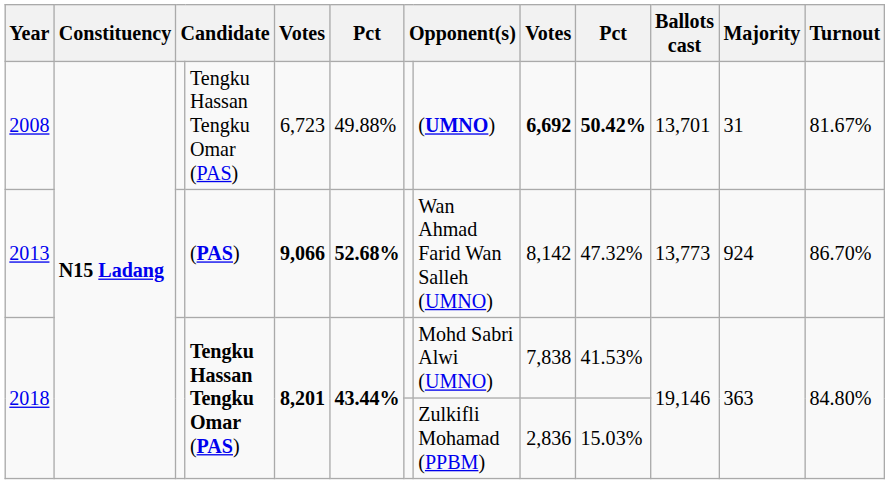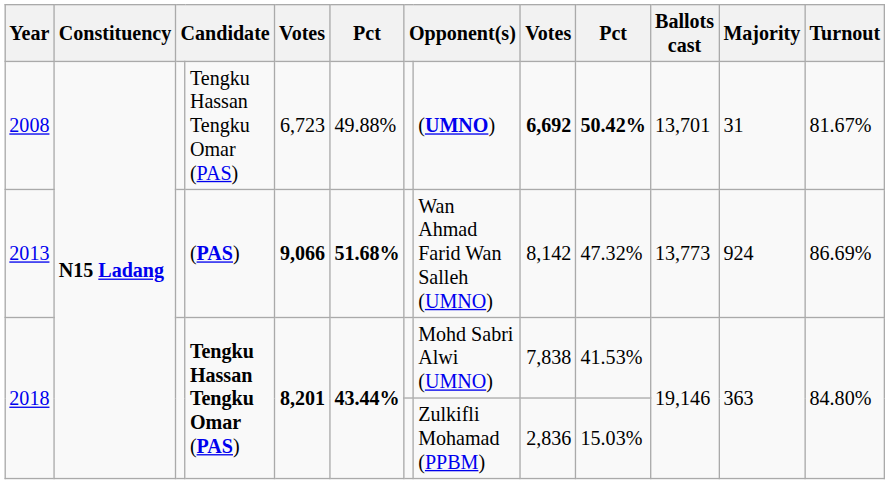(367, 253) 52.68% -> (367, 253) 51.68%
(840, 253) 86.70% -> (840, 253) 86.69%
